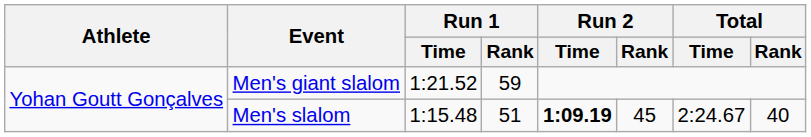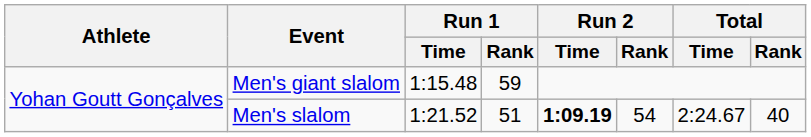(443, 83) 1:21.52 -> (443, 83) 1:15.48
(443, 116) 1:15.48 -> (443, 116) 1:21.52
(645, 116) 45 -> (645, 116) 54
